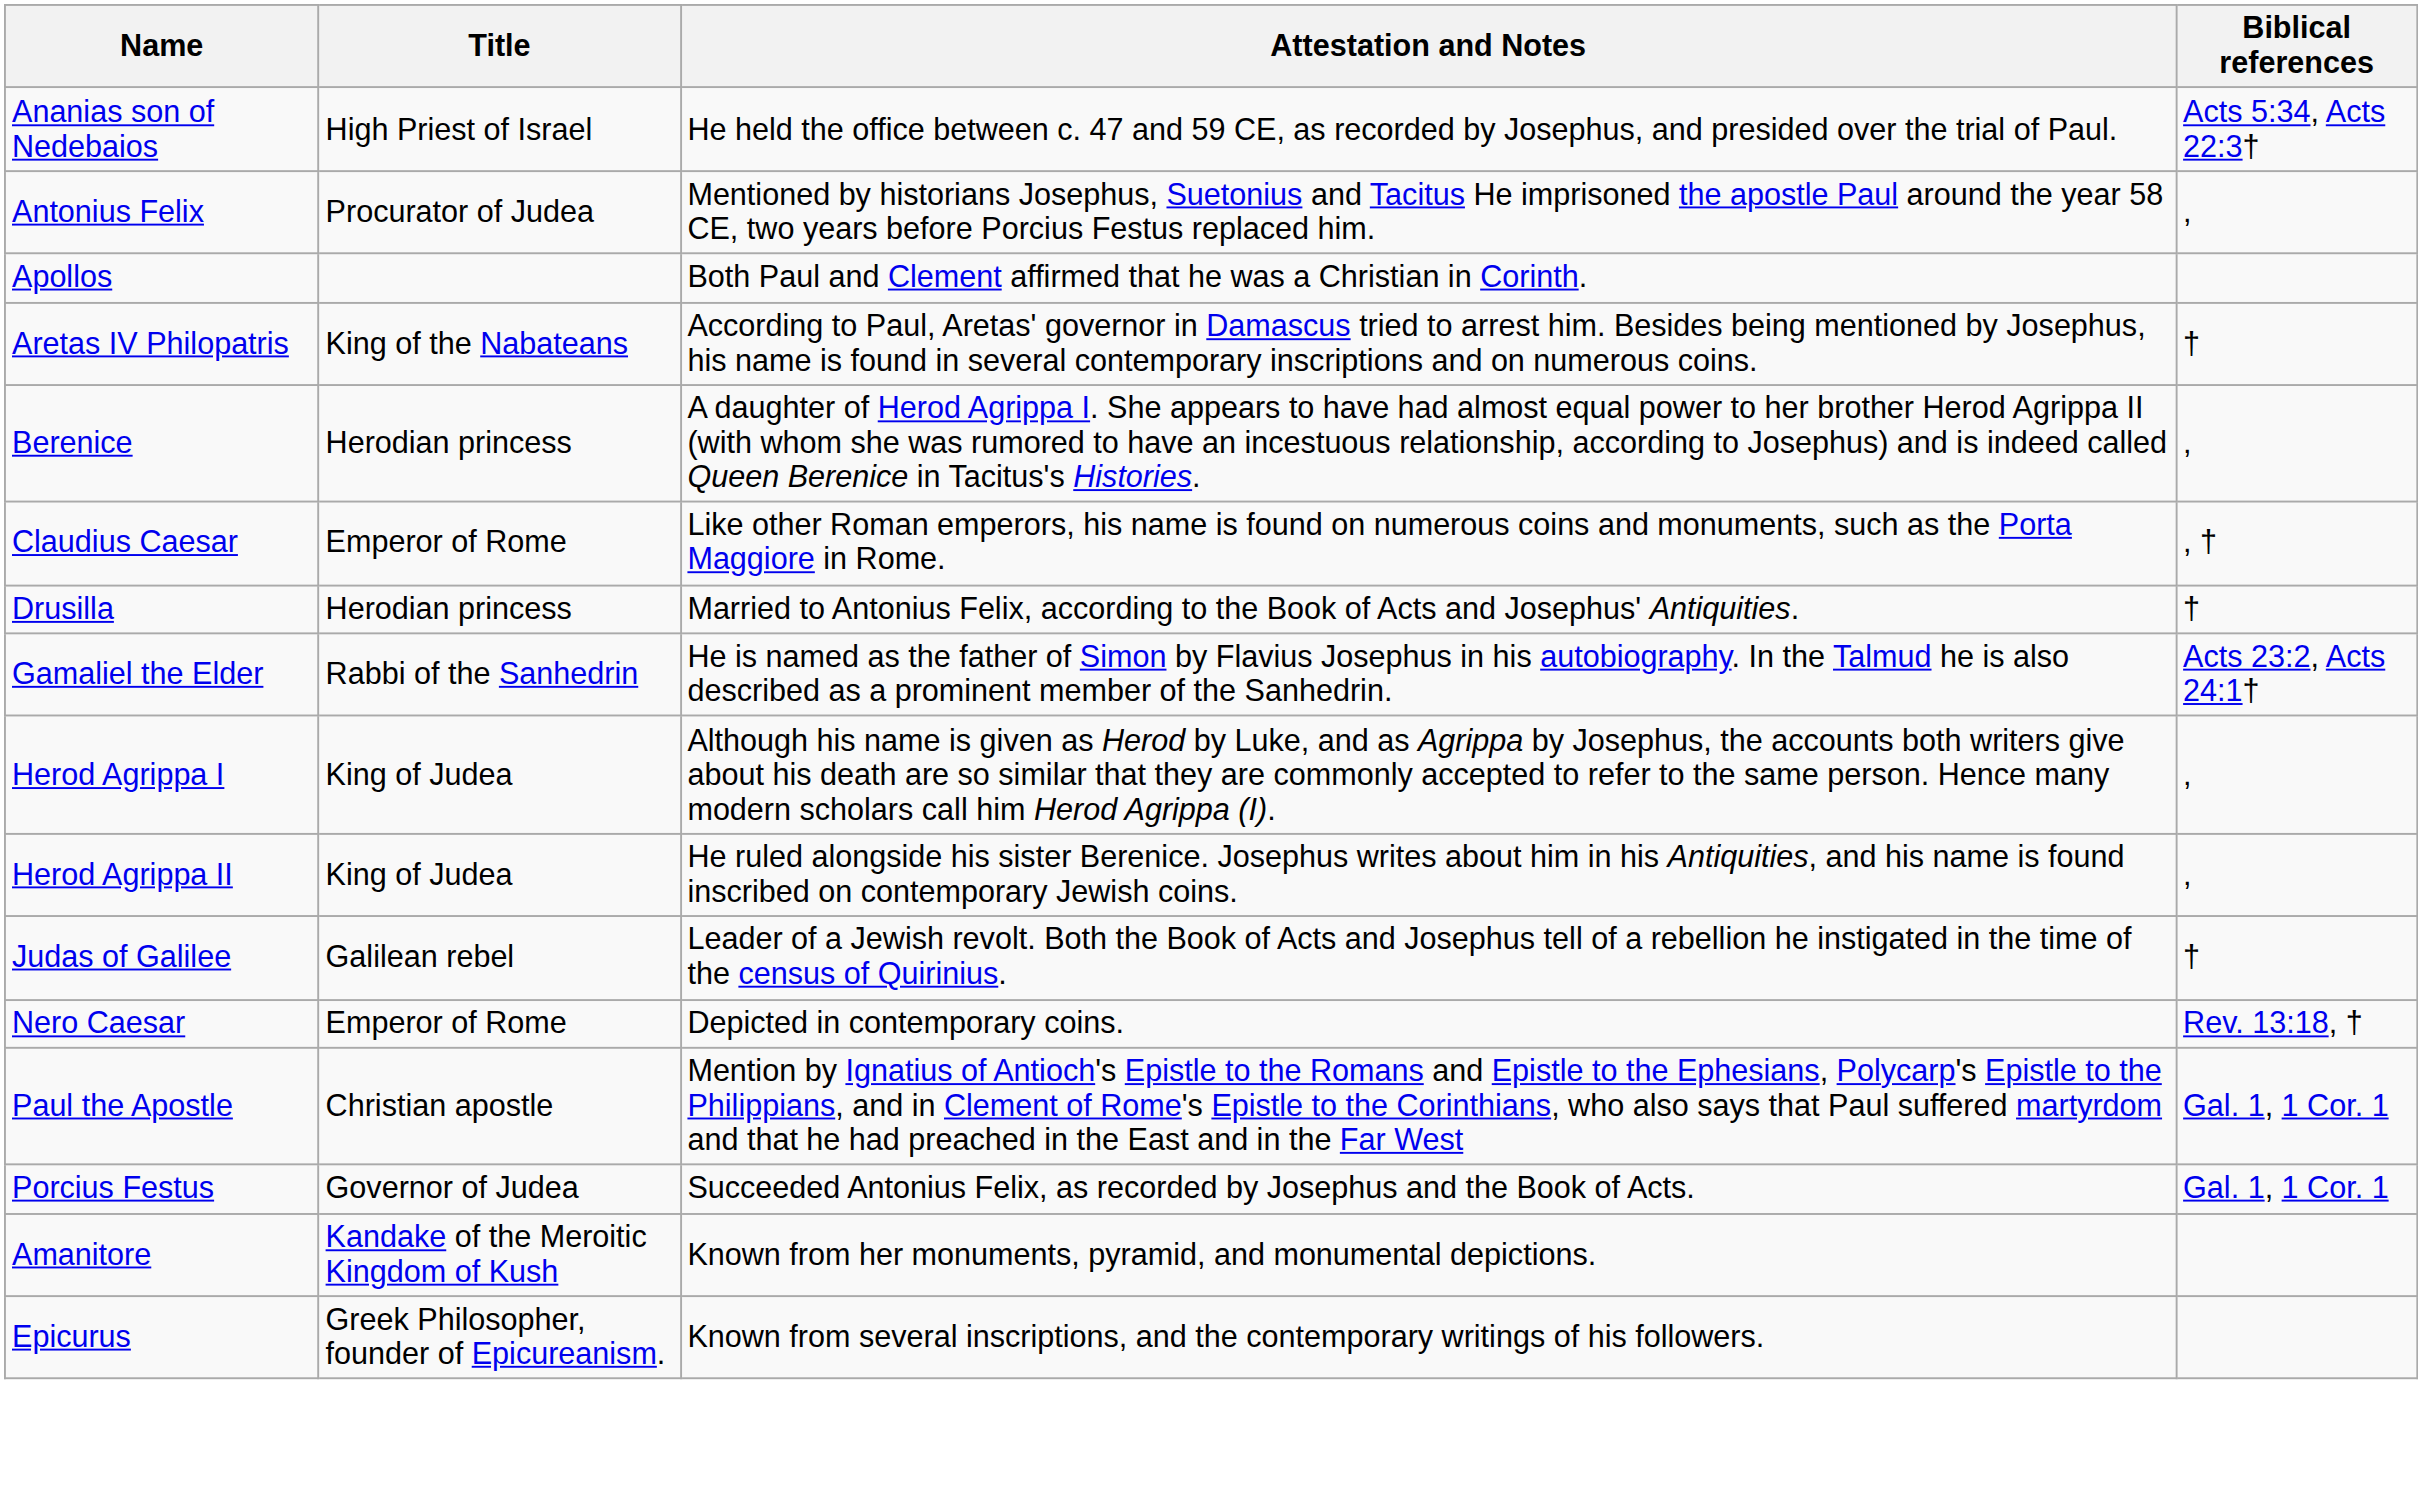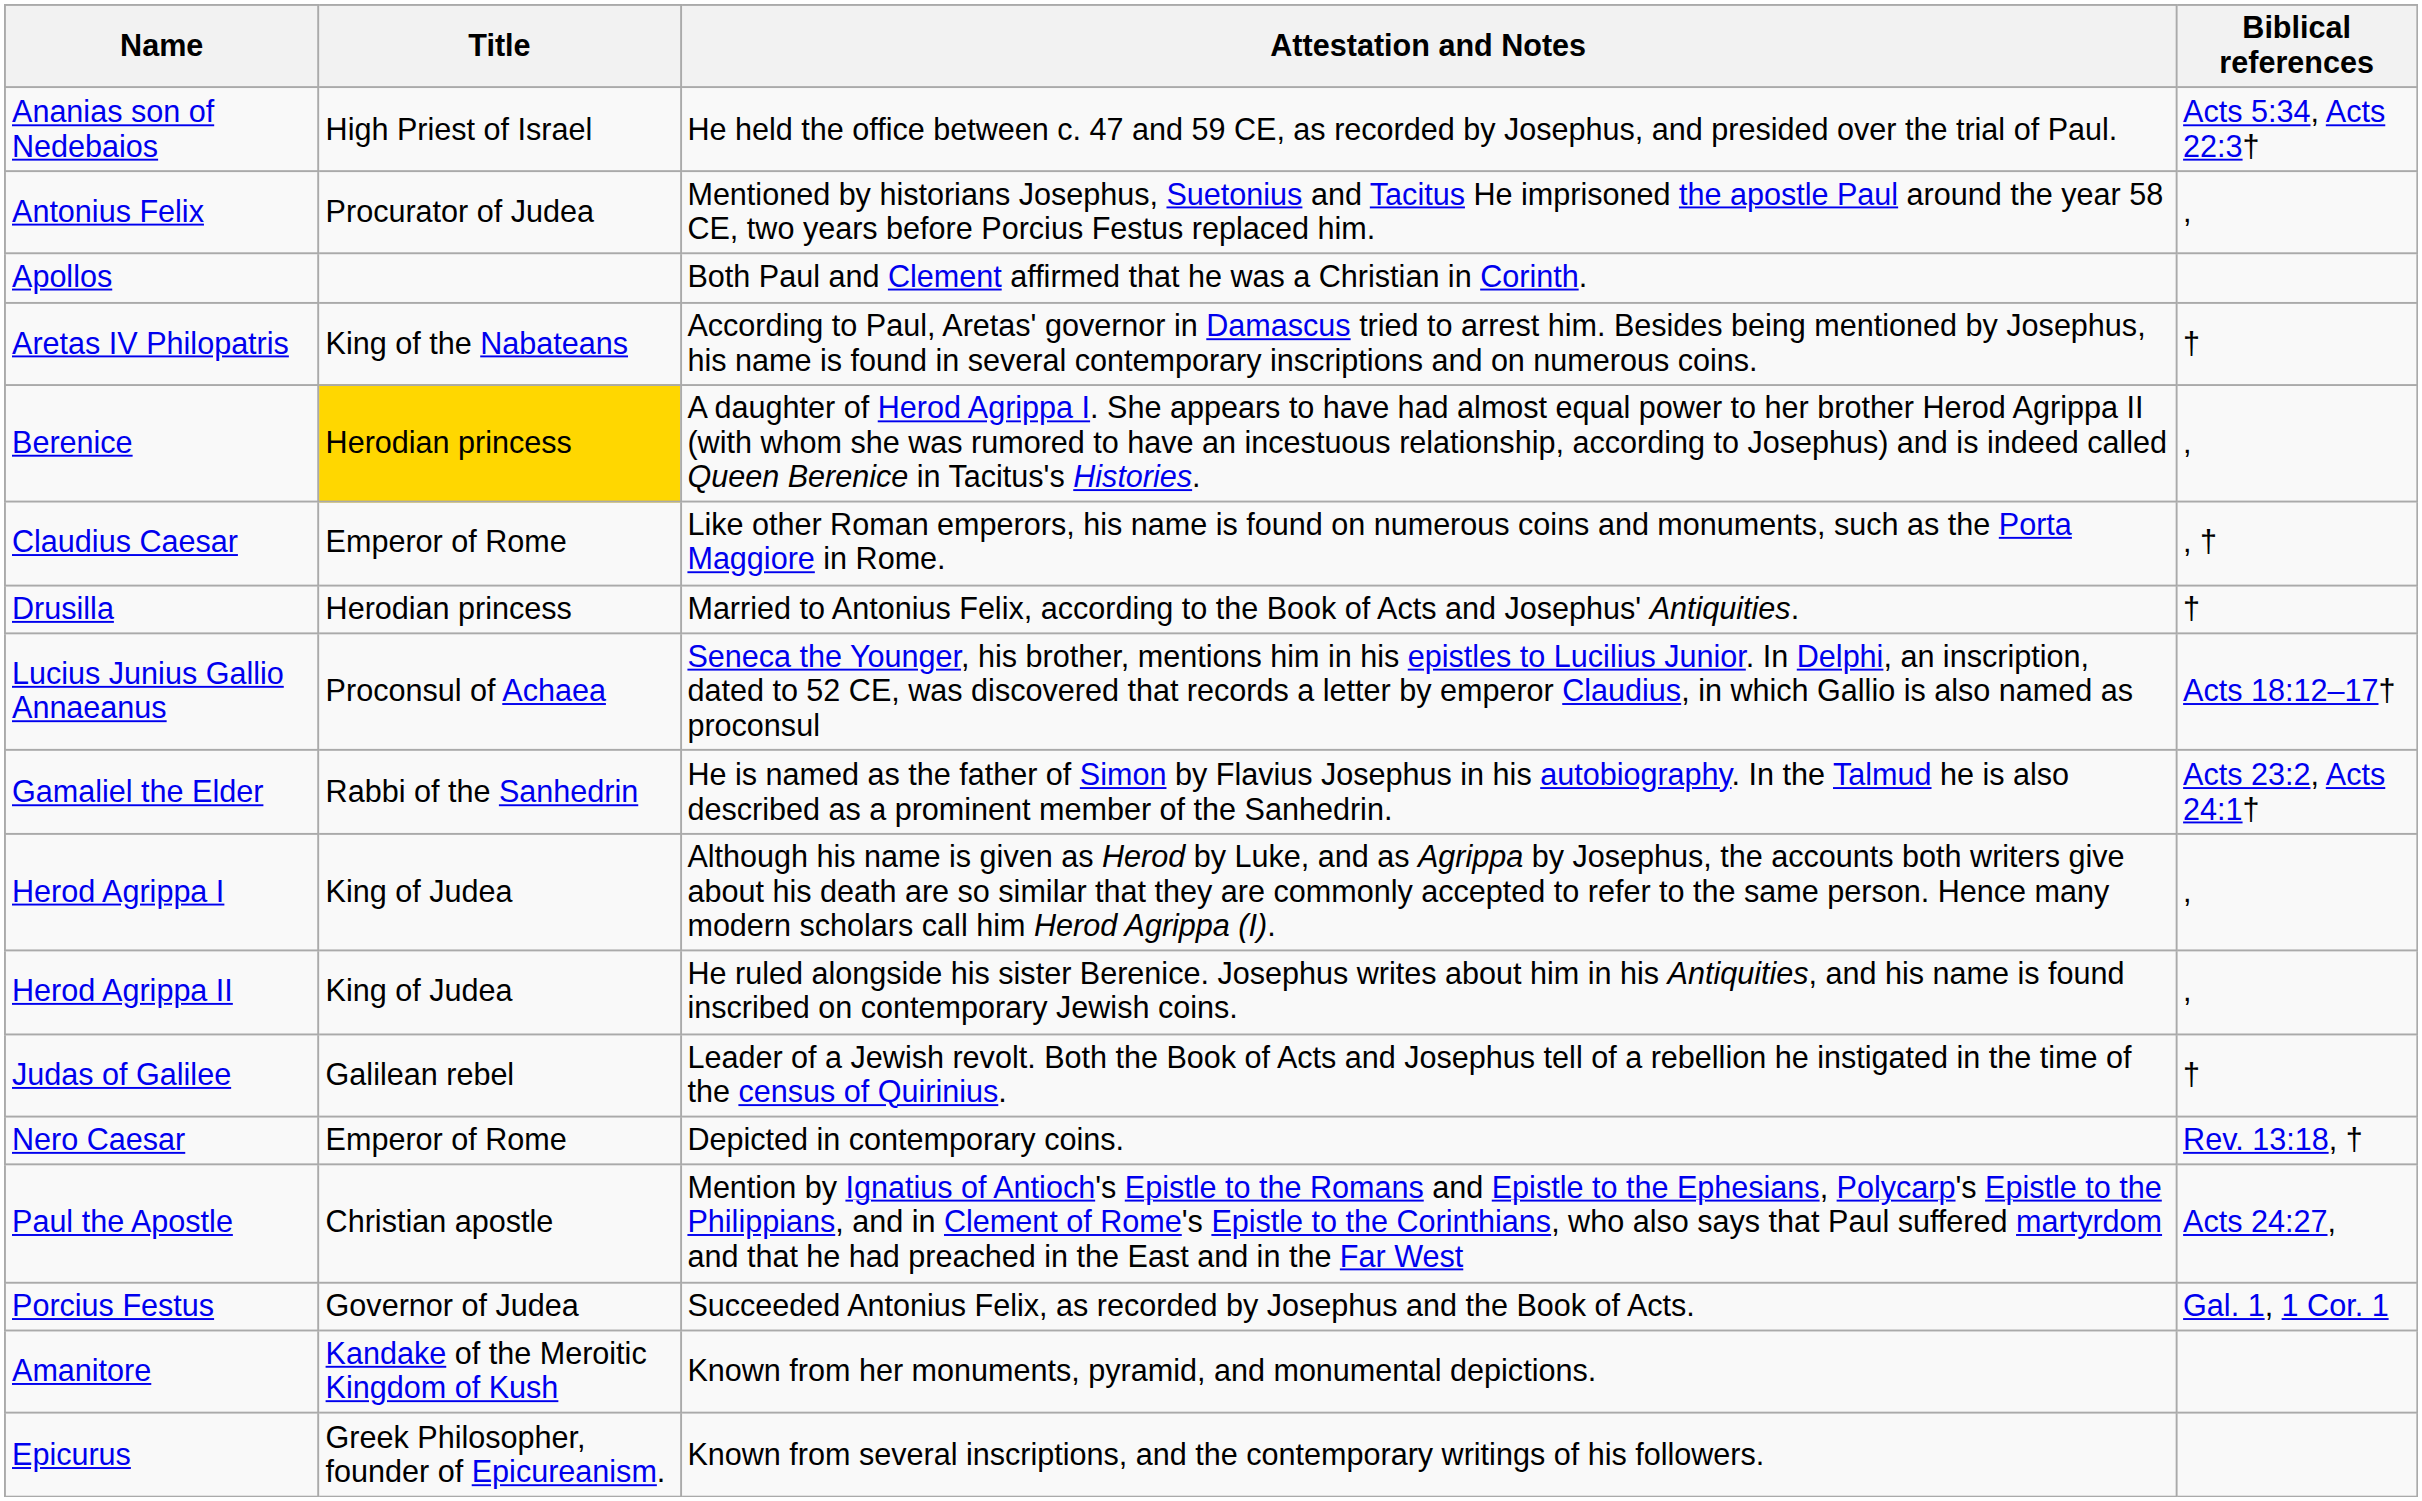(449, 442) no background -> (449, 442) gold background
+ row: (148, 691)
(2286, 1105) Gal. 1, 1 Cor. 1 -> (2260, 1222) Acts 24:27,
